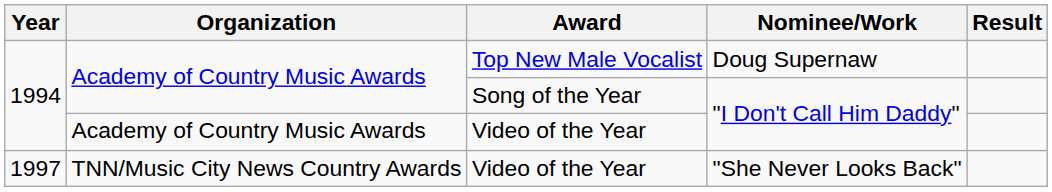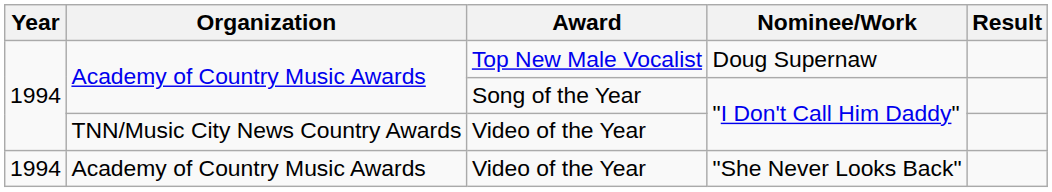(249, 131) Academy of Country Music Awards -> (266, 131) TNN/Music City News Country Awards
(35, 167) 1997 -> (35, 167) 1994
(266, 167) TNN/Music City News Country Awards -> (249, 167) Academy of Country Music Awards
